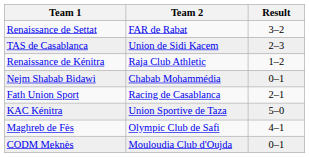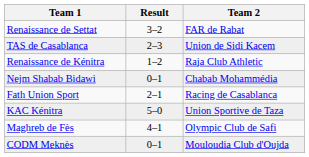columns swapped: (187, 12) <-> (276, 12)
